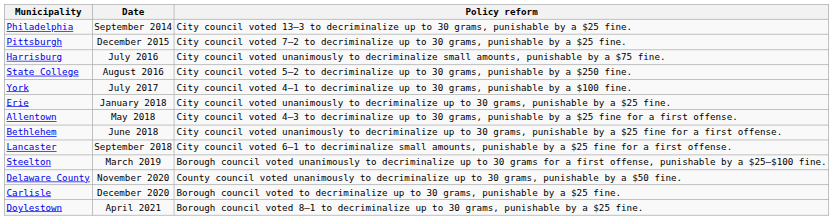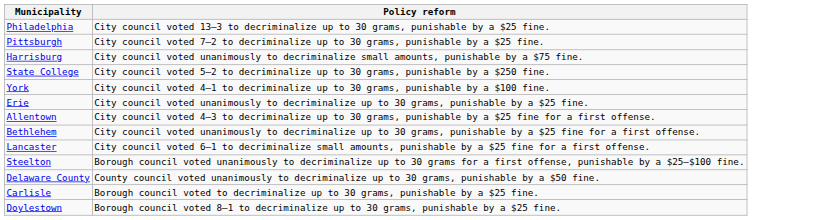- column: (133, 12)
